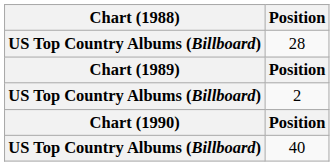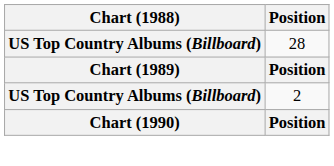- row: (297, 148)
